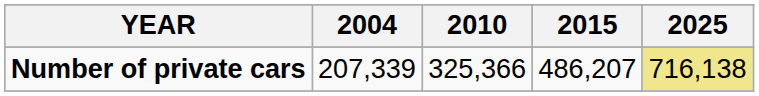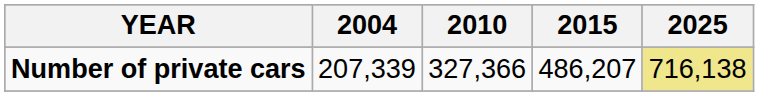(477, 68) 325,366 -> (477, 68) 327,366
